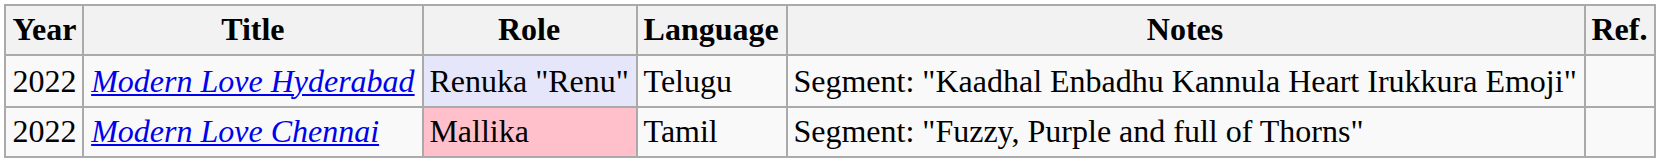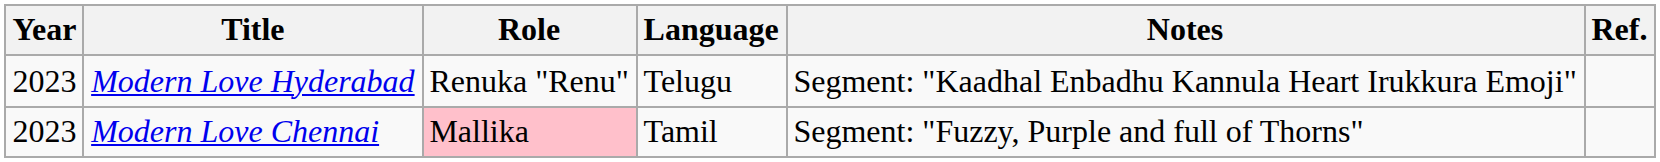(44, 80) 2022 -> (44, 80) 2023
(529, 80) lavender background -> (529, 80) no background
(44, 131) 2022 -> (44, 131) 2023
